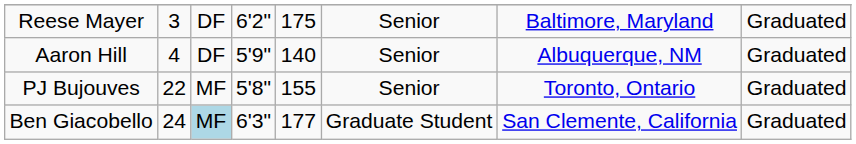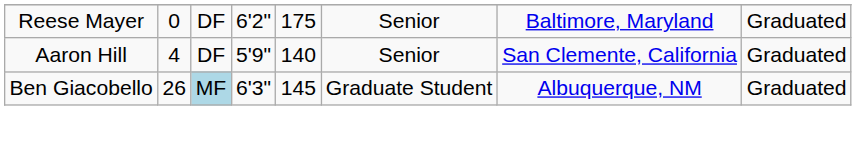(174, 21) 3 -> (174, 21) 0
(620, 54) Albuquerque, NM -> (620, 54) San Clemente, California
- row: (81, 88)
(174, 121) 24 -> (174, 88) 26
(298, 121) 177 -> (298, 88) 145
(620, 121) San Clemente, California -> (620, 88) Albuquerque, NM
